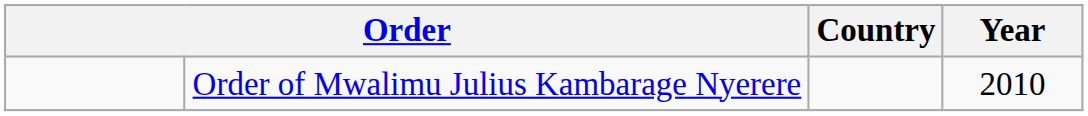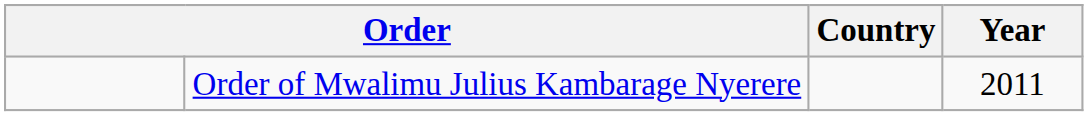(1012, 82) 2010 -> (1012, 82) 2011
